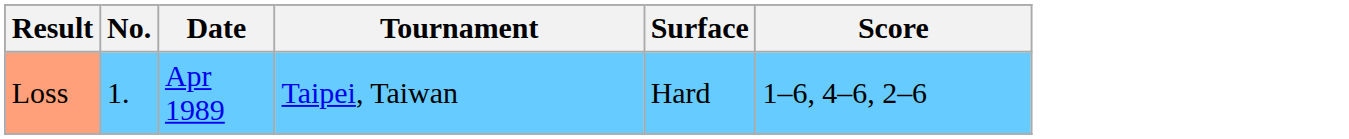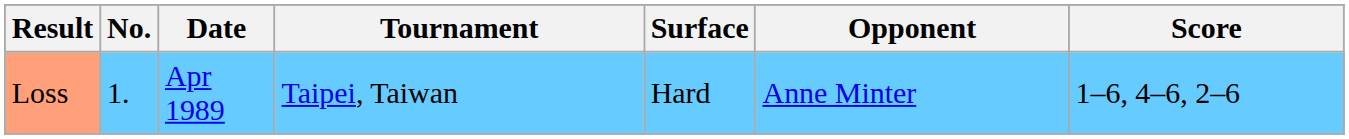+ column: (912, 28)
